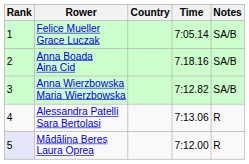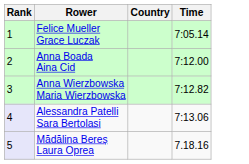- column: (228, 12)
(192, 62) 7.18.16 -> (192, 62) 7:12.00
(10, 117) no background -> (10, 117) lavender background
(192, 145) 7:12.00 -> (192, 145) 7.18.16
